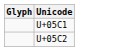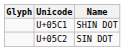+ column: (97, 11)
